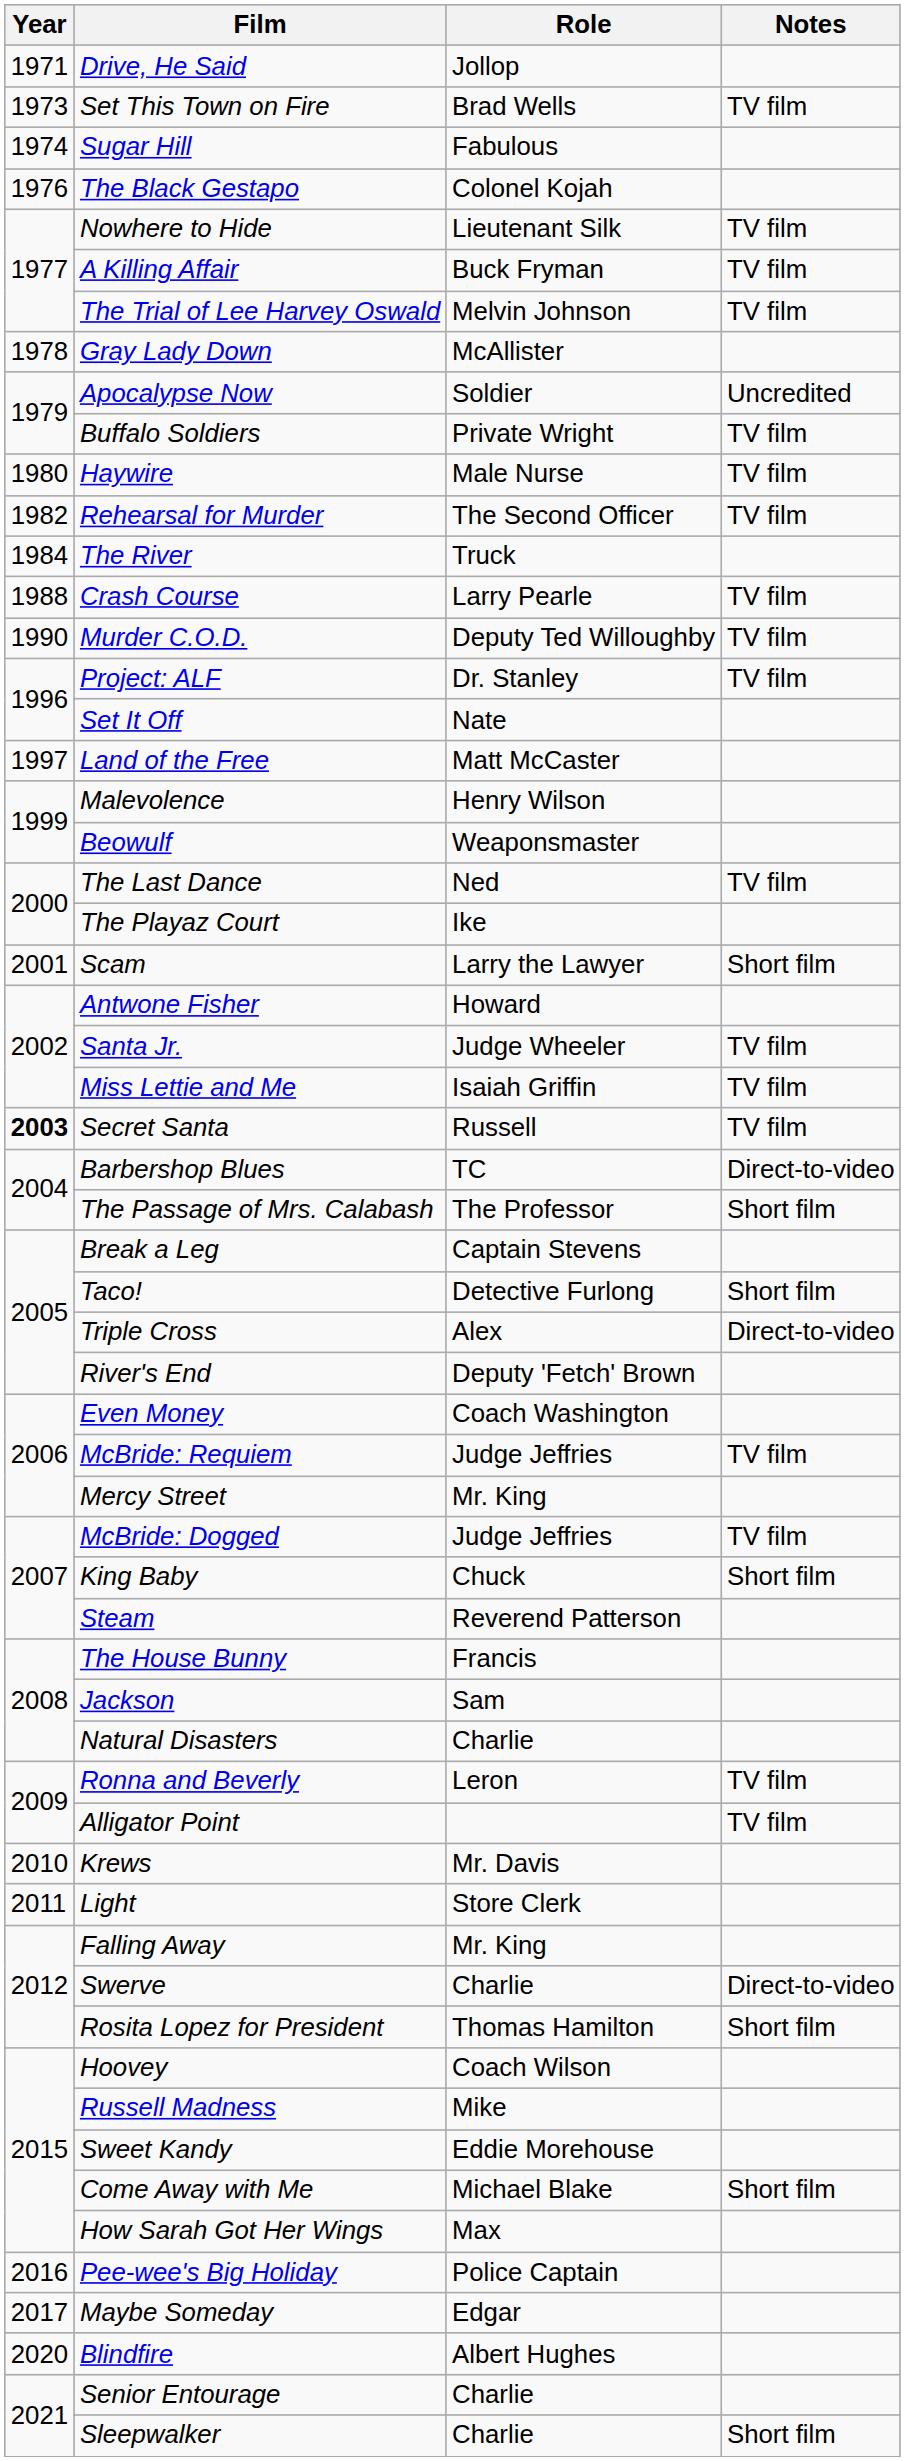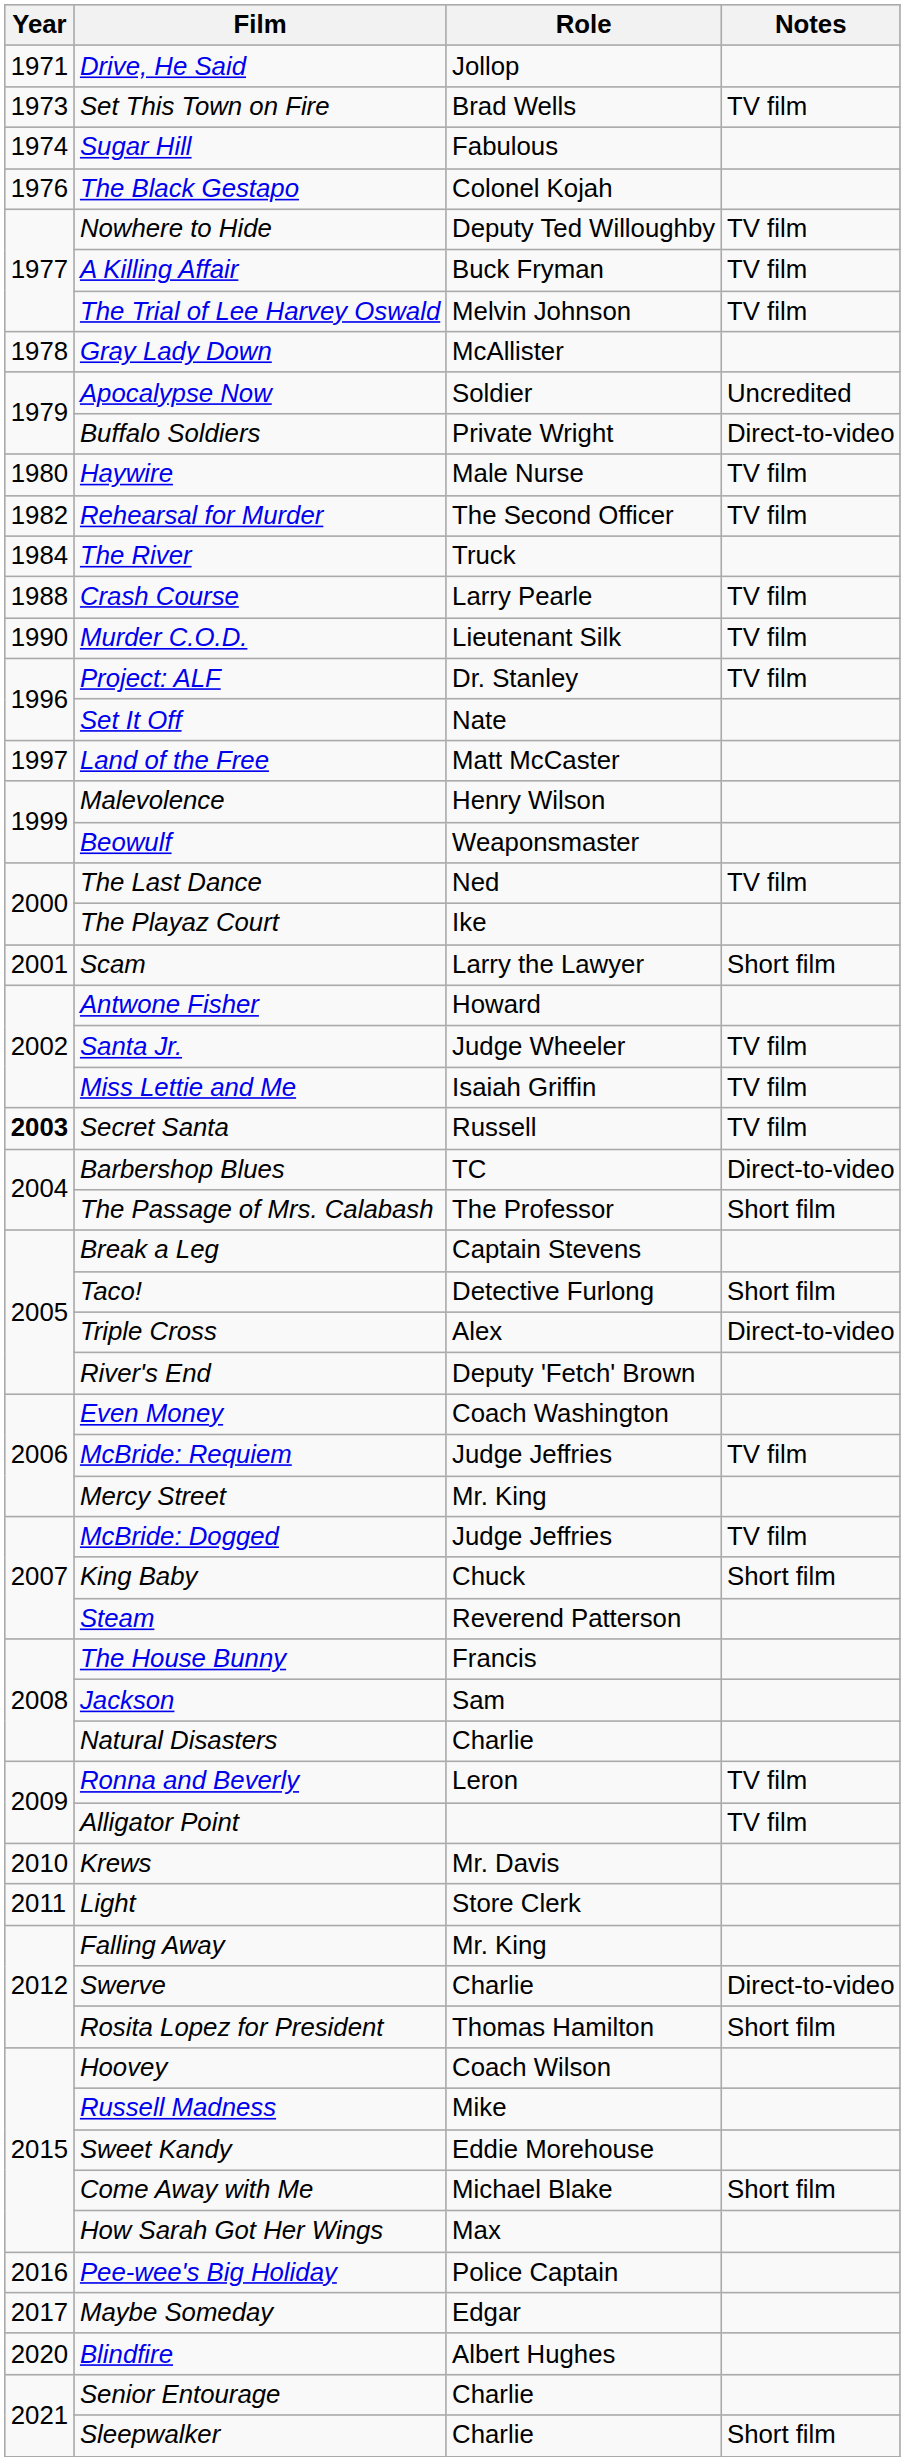(537, 229) Lieutenant Silk -> (584, 229) Deputy Ted Willoughby
(767, 433) TV film -> (811, 433) Direct-to-video
(584, 637) Deputy Ted Willoughby -> (537, 637) Lieutenant Silk
